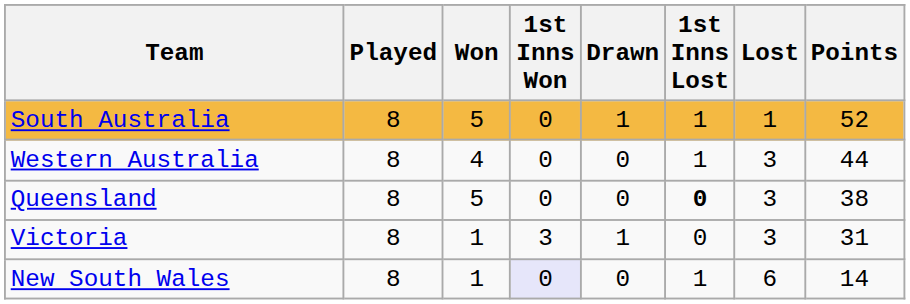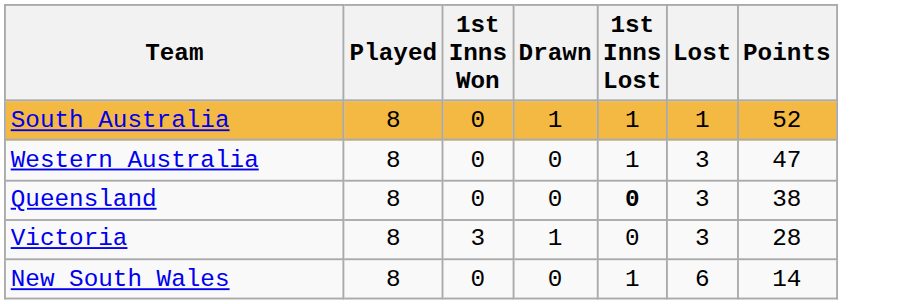- column: (477, 53)
(854, 160) 44 -> (787, 160) 47
(854, 239) 31 -> (787, 239) 28
(545, 279) lavender background -> (478, 279) no background
